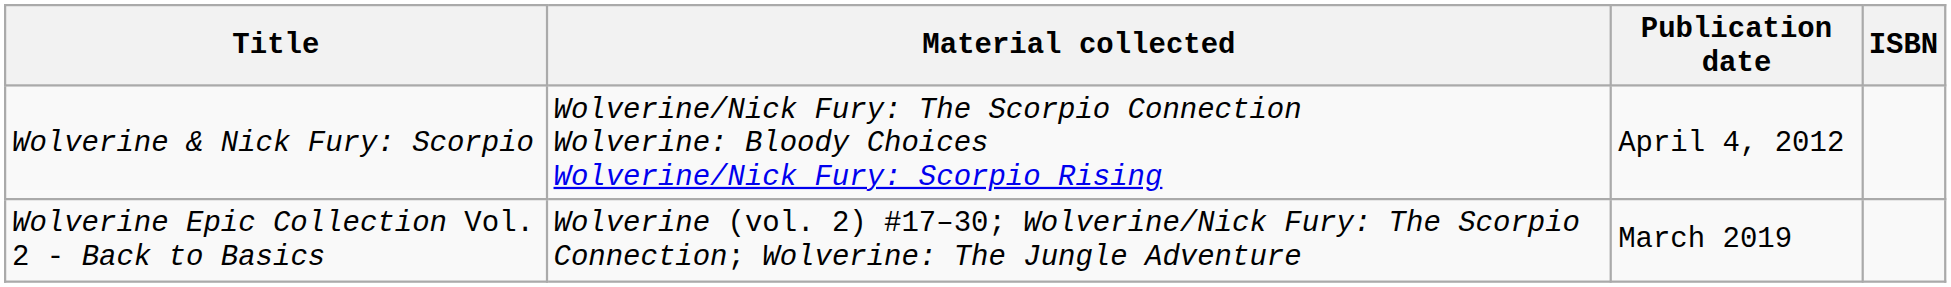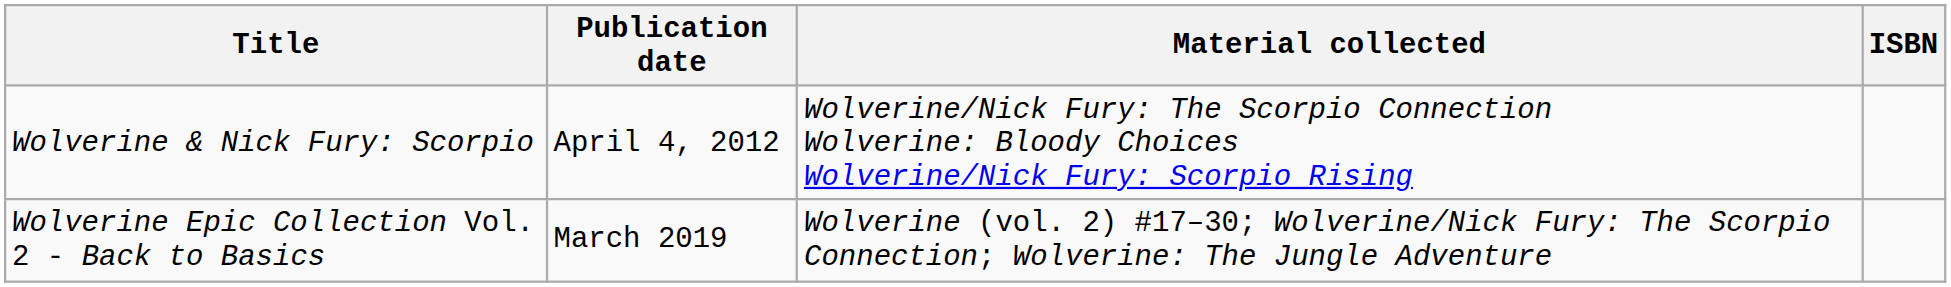columns swapped: (1079, 45) <-> (1736, 45)
